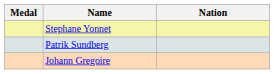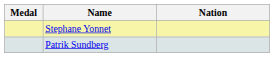- row: (78, 61)
